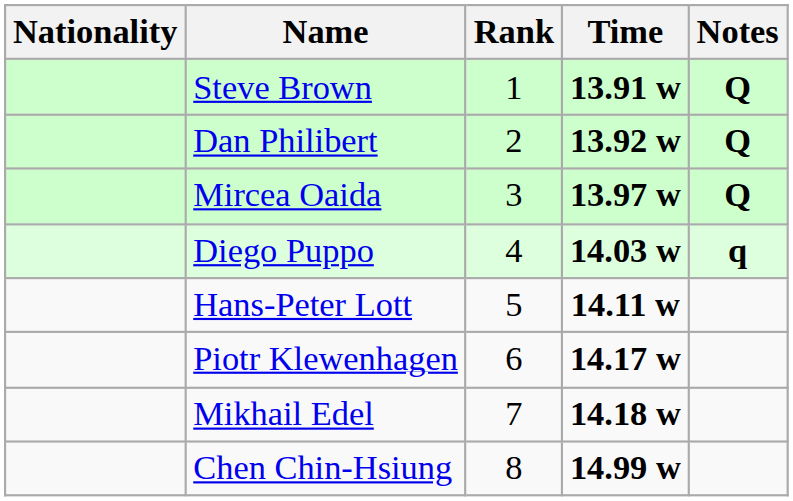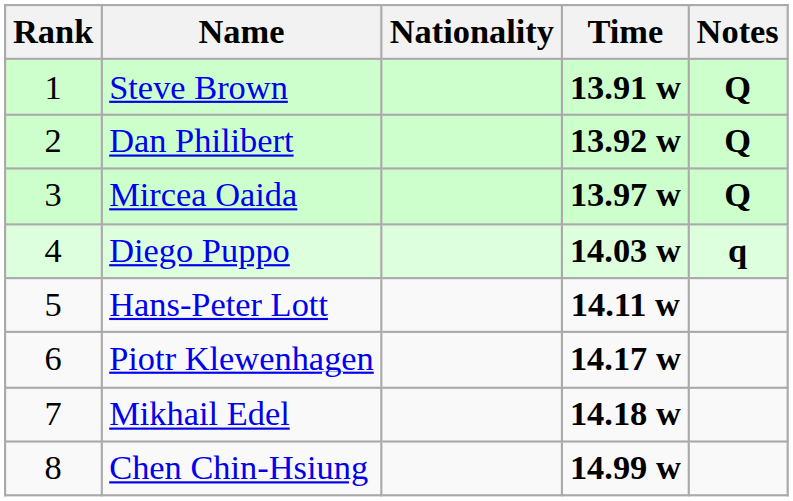columns swapped: (514, 31) <-> (95, 31)
